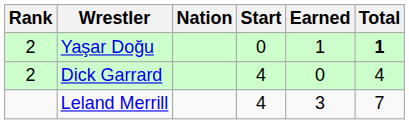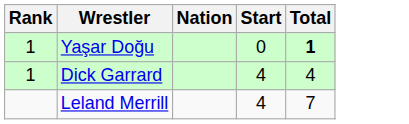- column: (320, 18)
(31, 47) 2 -> (31, 47) 1
(31, 75) 2 -> (31, 75) 1
